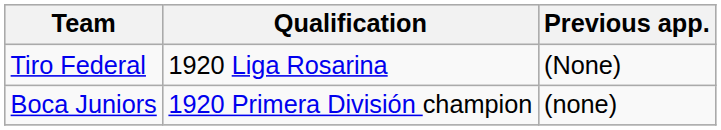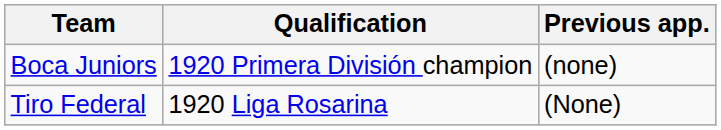rows swapped: (84, 104) <-> (78, 64)
